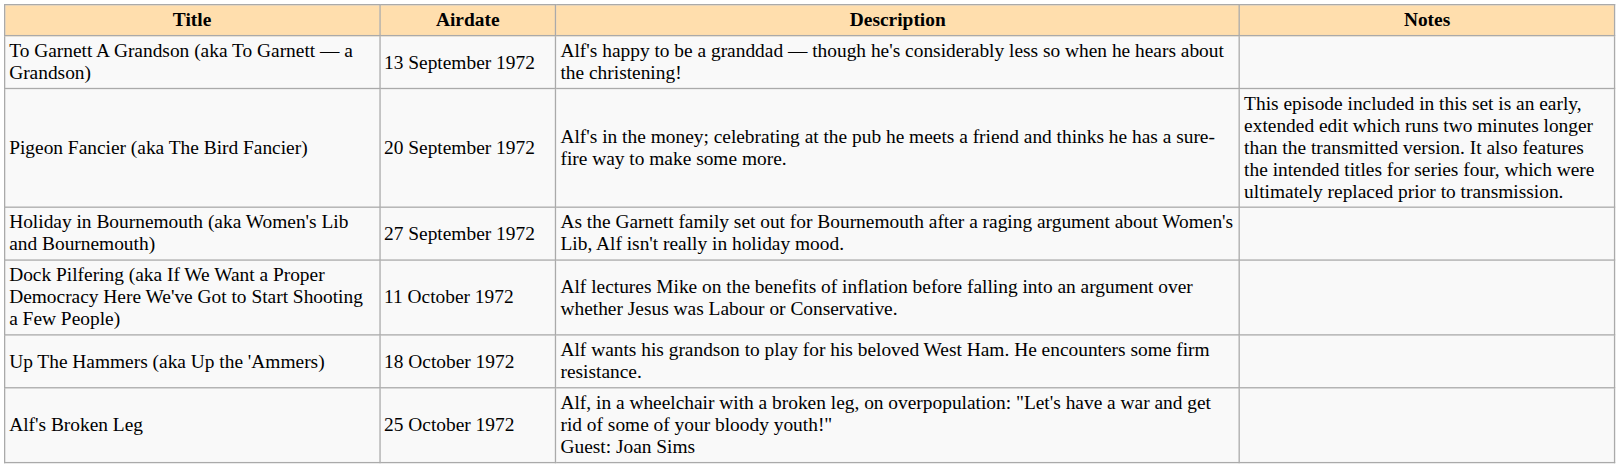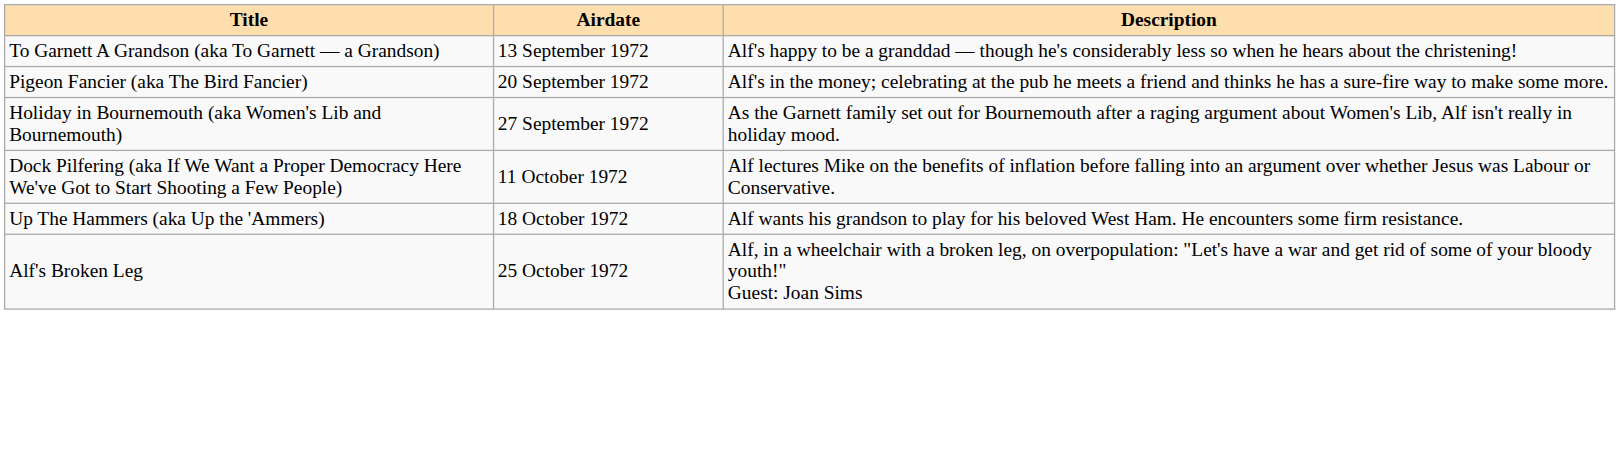- column: (1427, 20)
